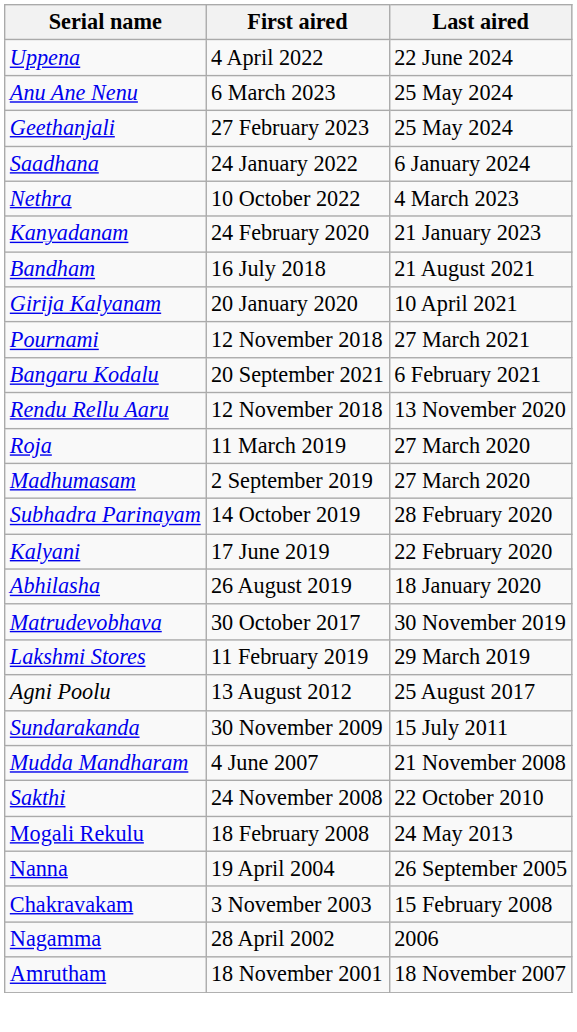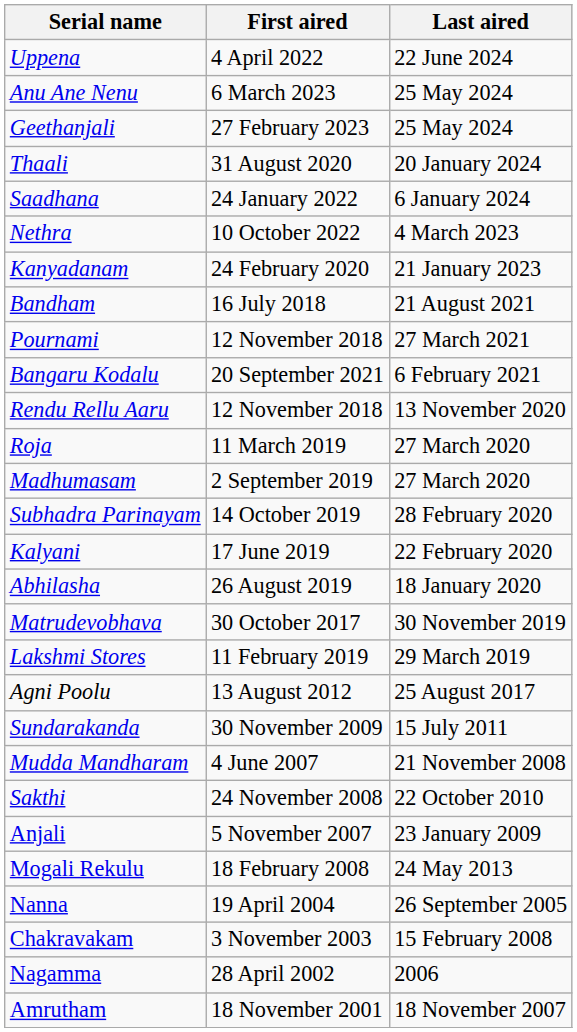+ row: (39, 163)
- row: (85, 304)
+ row: (38, 833)
